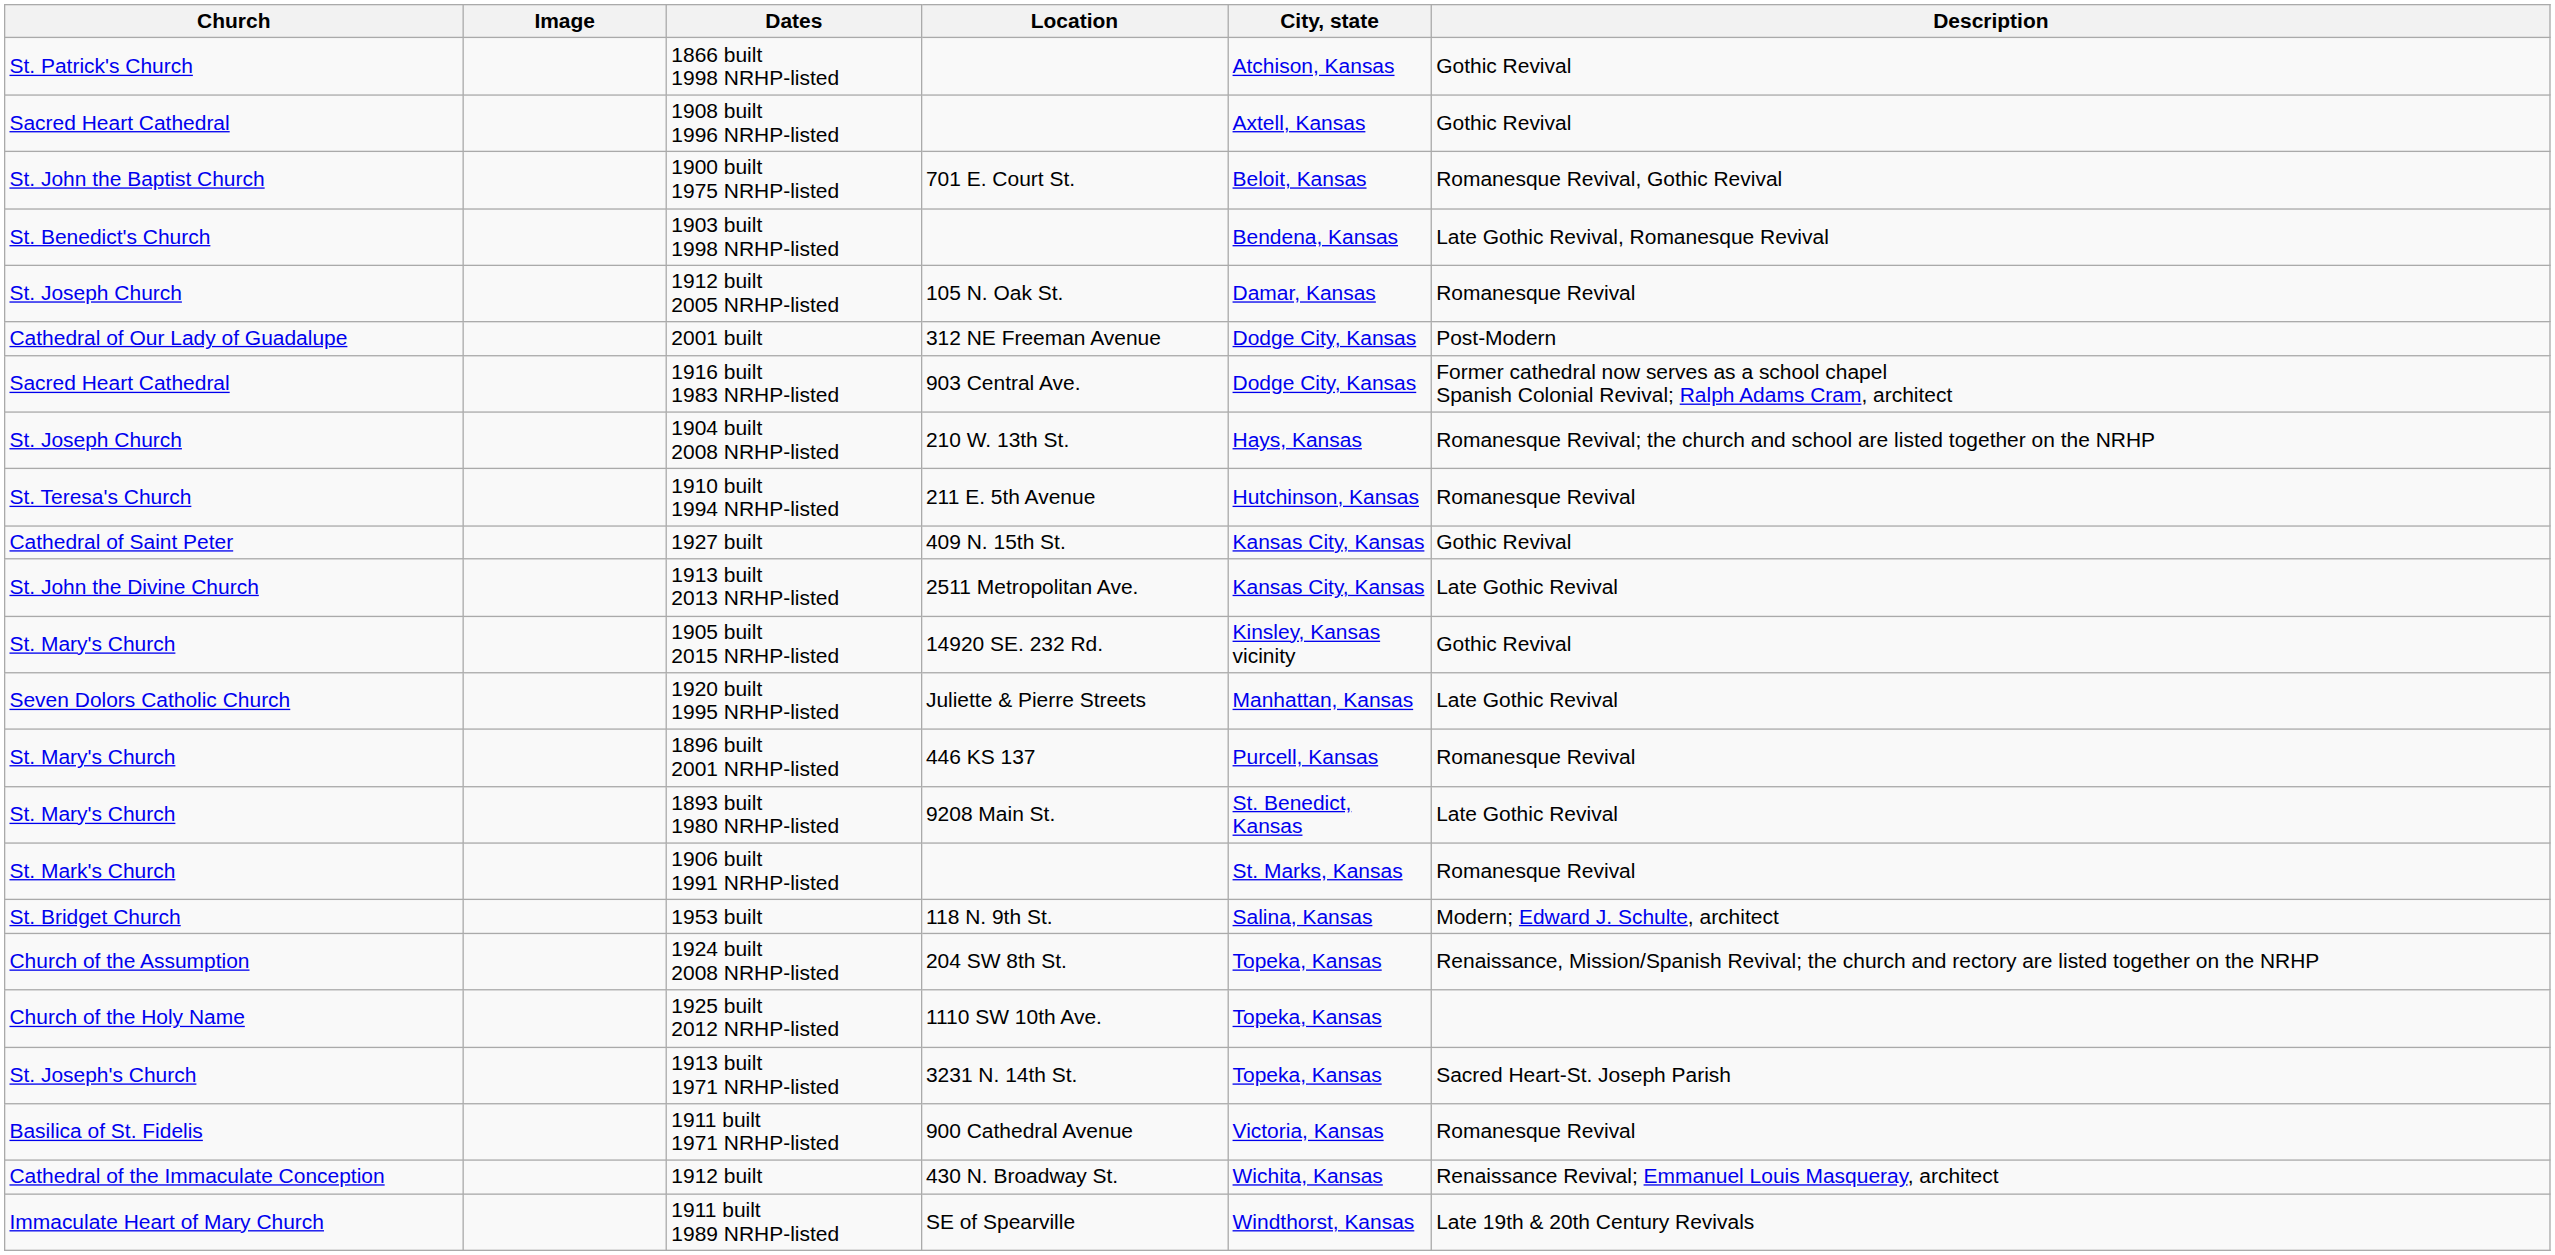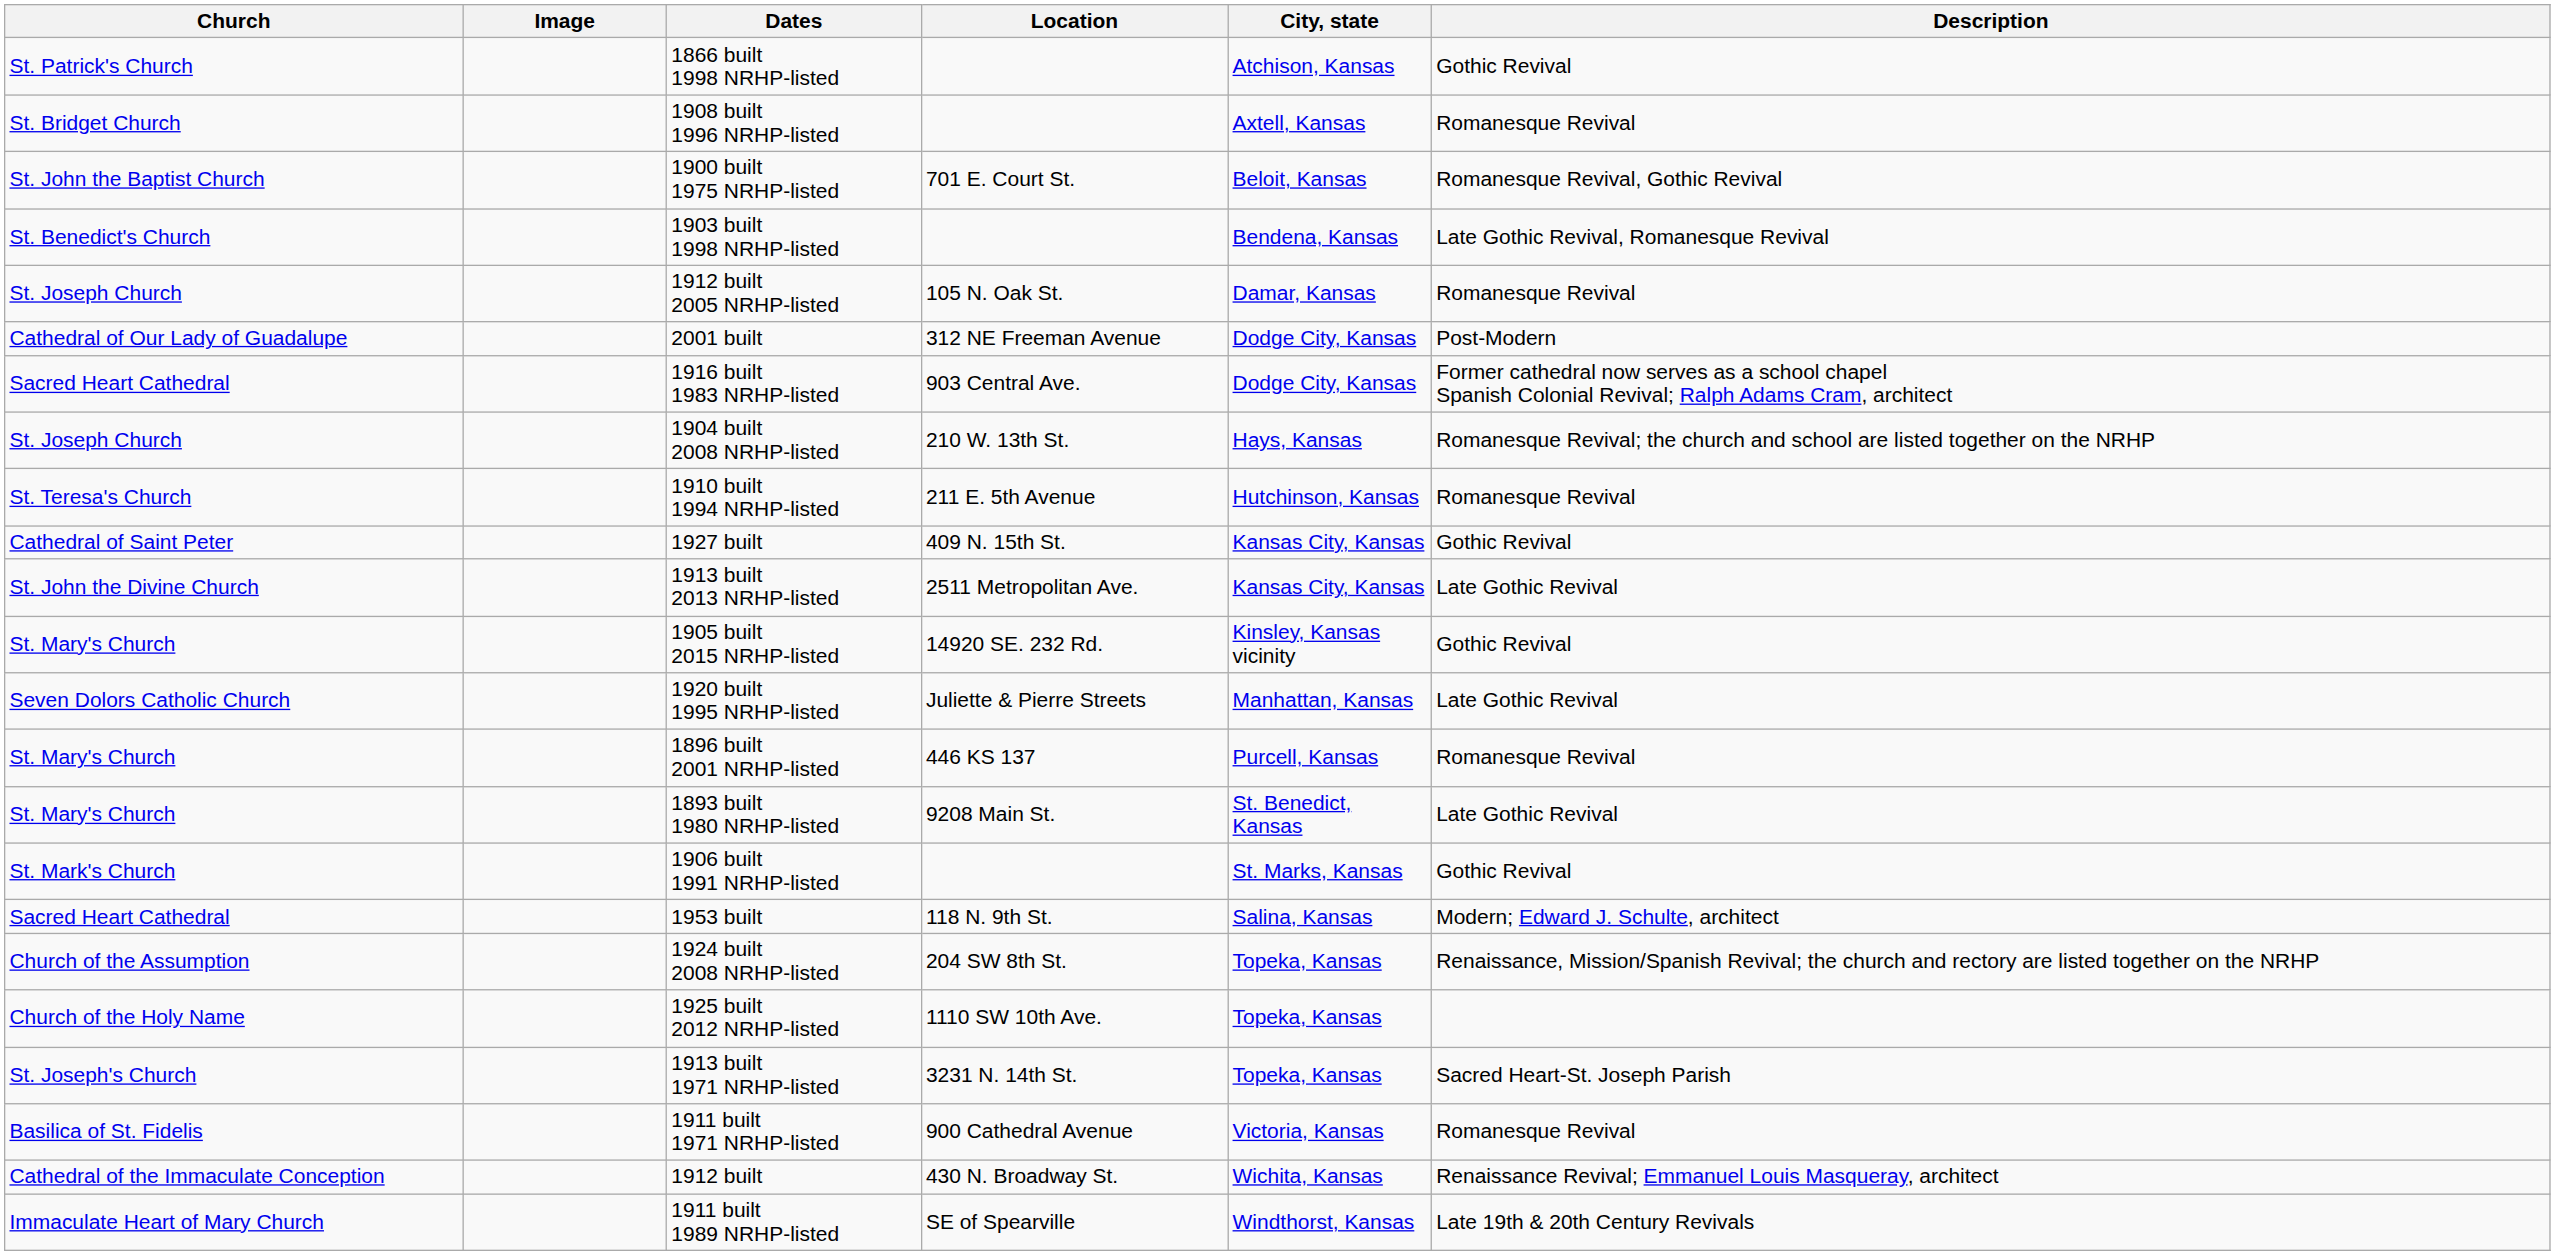(120, 122) Sacred Heart Cathedral -> (95, 122) St. Bridget Church
(1504, 122) Gothic Revival -> (1536, 122) Romanesque Revival
(1536, 871) Romanesque Revival -> (1504, 871) Gothic Revival
(95, 916) St. Bridget Church -> (120, 916) Sacred Heart Cathedral
